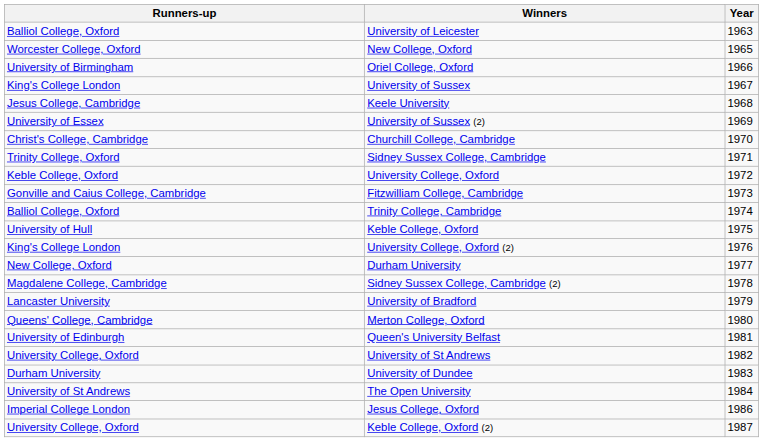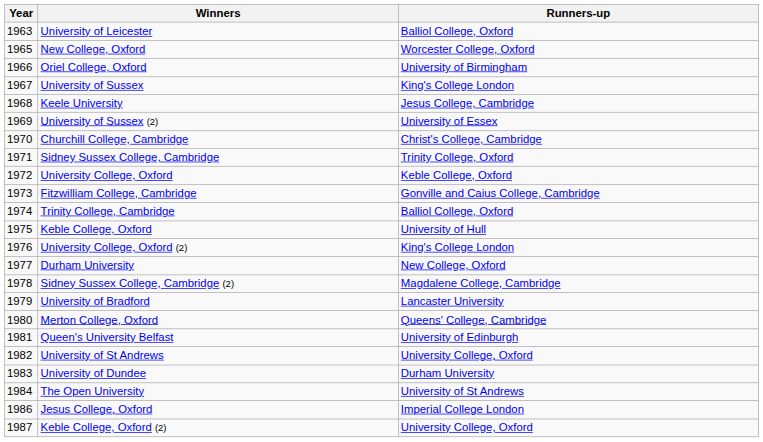columns swapped: (742, 13) <-> (184, 13)
